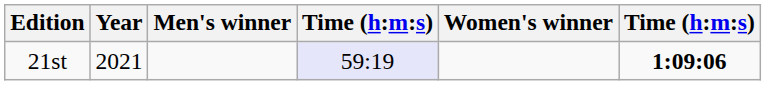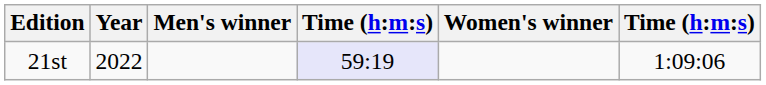(119, 60) 2021 -> (119, 60) 2022
(689, 60) bold -> (689, 60) normal
